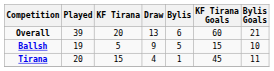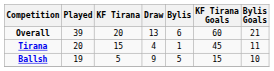rows swapped: (33, 60) <-> (33, 46)
